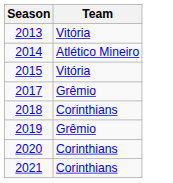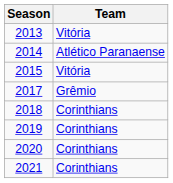(98, 52) Atlético Mineiro -> (110, 52) Atlético Paranaense
(76, 129) Grêmio -> (87, 129) Corinthians
